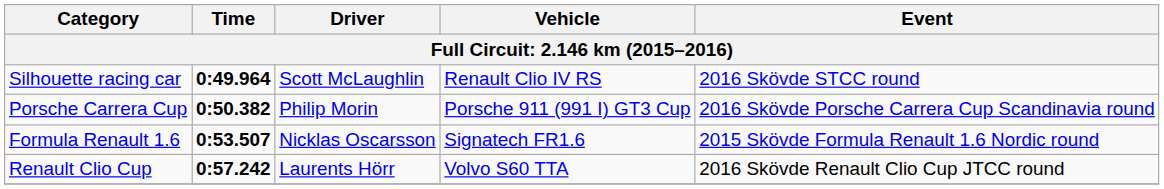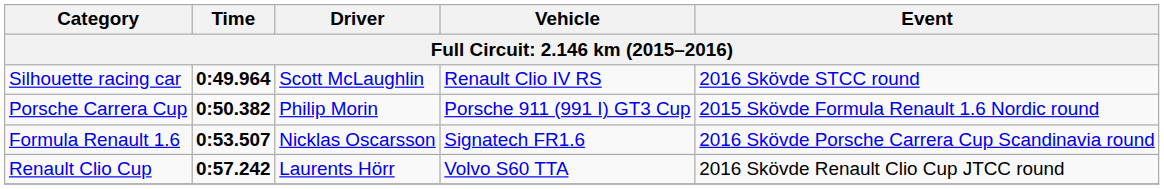(927, 109) 2016 Skövde Porsche Carrera Cup Scandinavia round -> (899, 109) 2015 Skövde Formula Renault 1.6 Nordic round
(899, 139) 2015 Skövde Formula Renault 1.6 Nordic round -> (927, 139) 2016 Skövde Porsche Carrera Cup Scandinavia round
